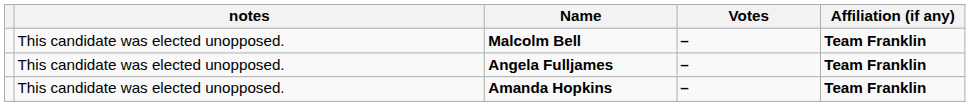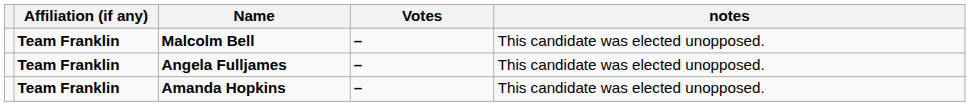columns swapped: (893, 16) <-> (249, 16)
